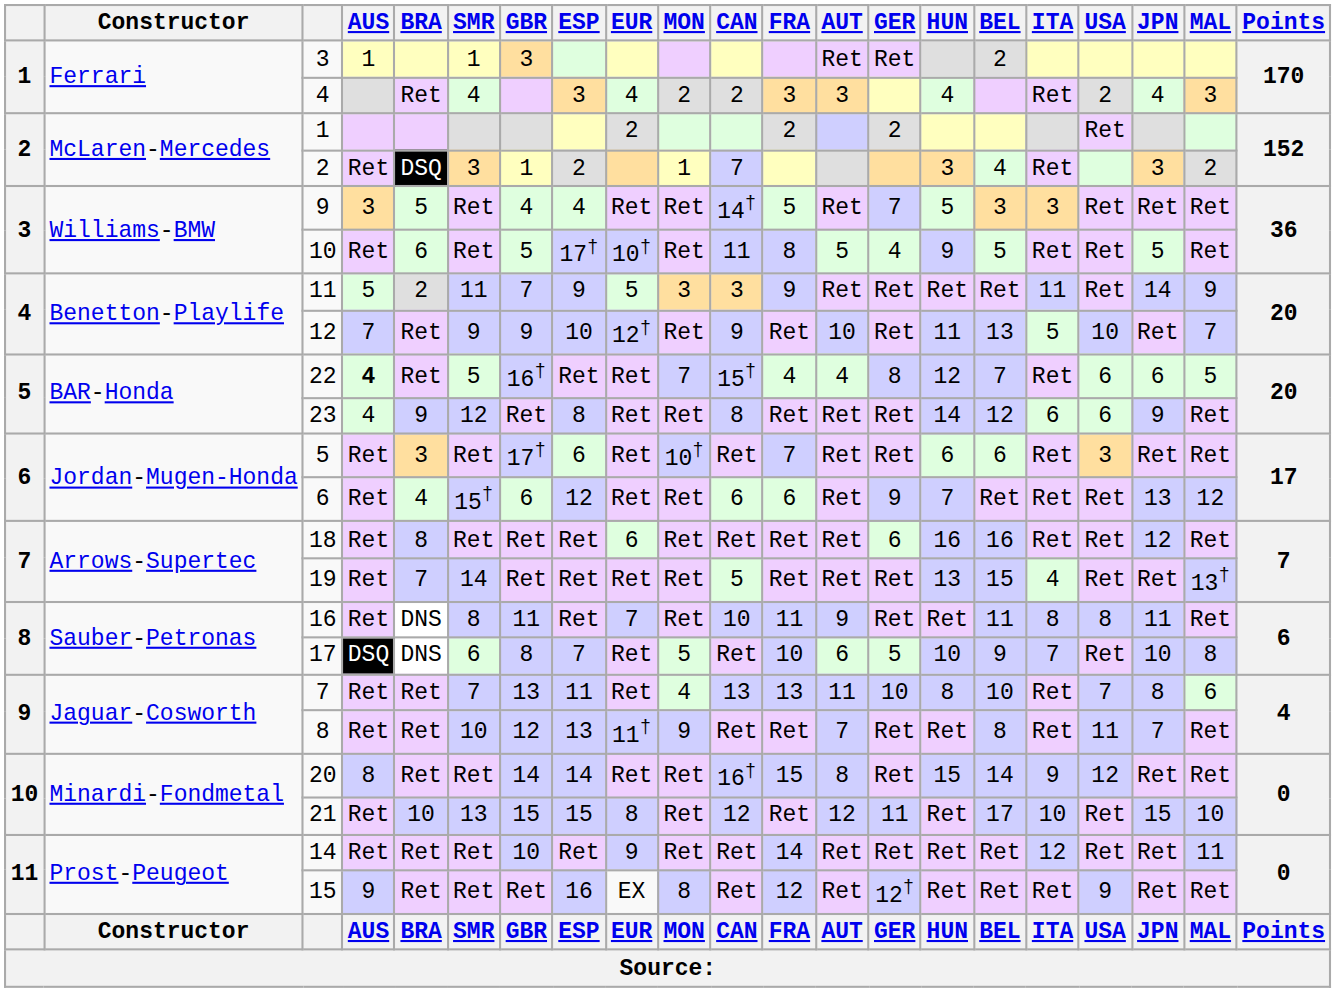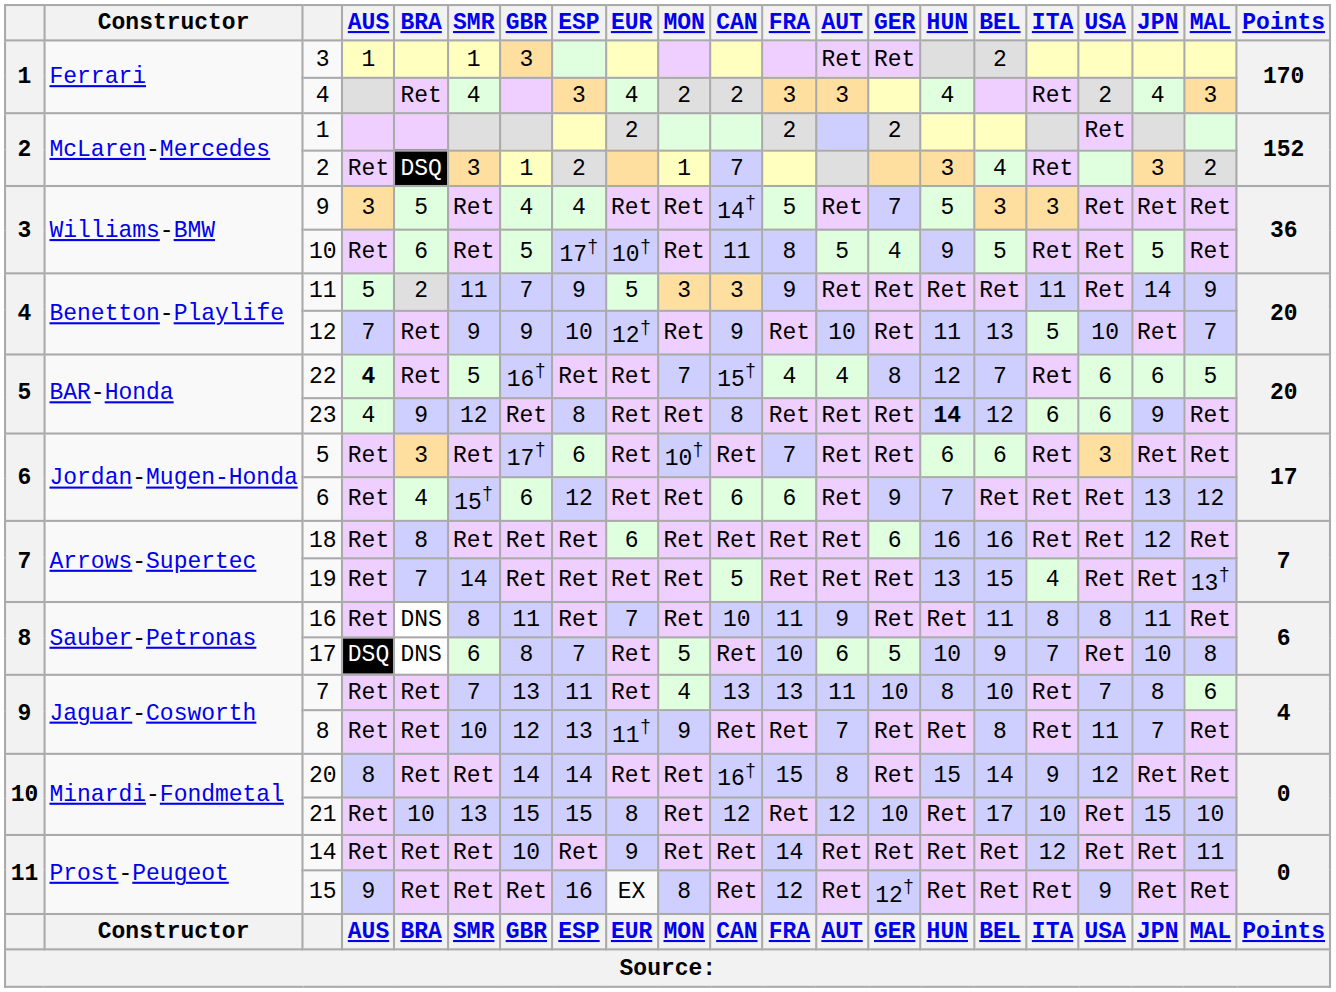(947, 416) normal -> (947, 416) bold
(895, 816) 11 -> (895, 816) 10
